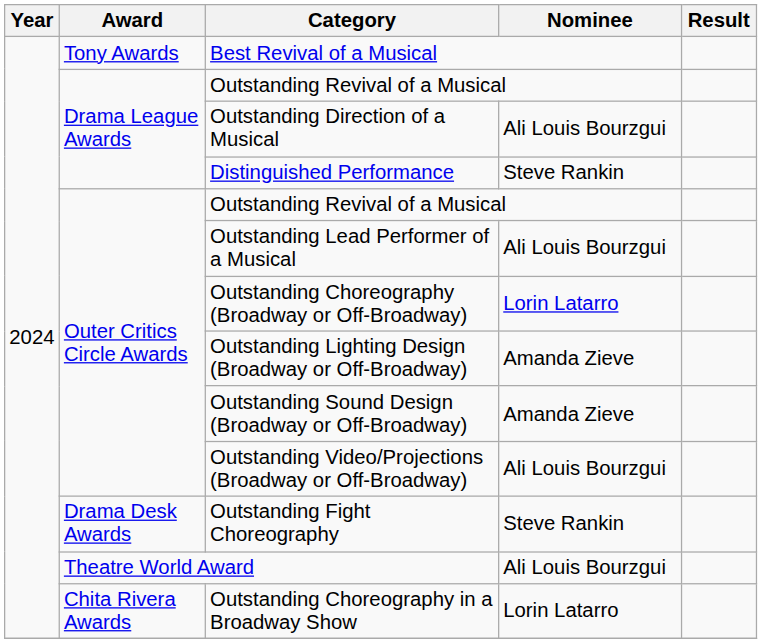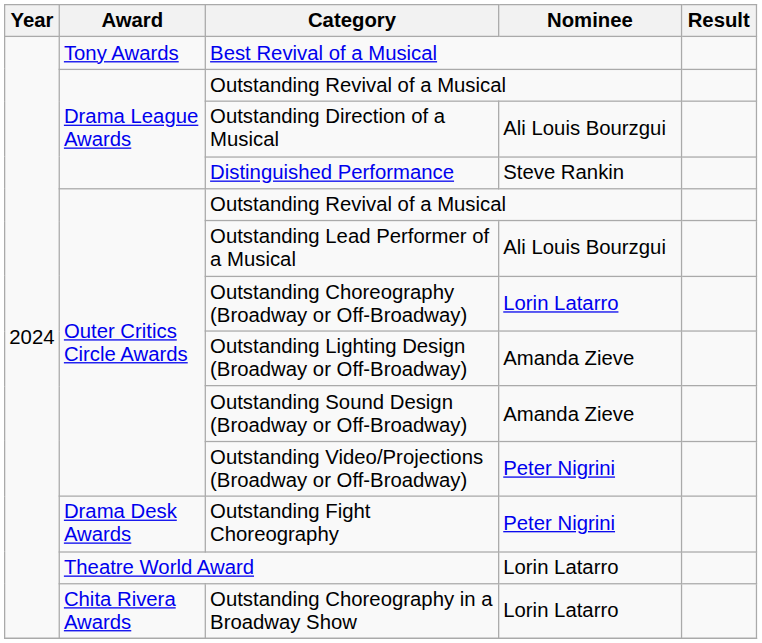(585, 468) Ali Louis Bourzgui -> (559, 468) Peter Nigrini
(564, 523) Steve Rankin -> (559, 523) Peter Nigrini
(585, 567) Ali Louis Bourzgui -> (561, 567) Lorin Latarro
